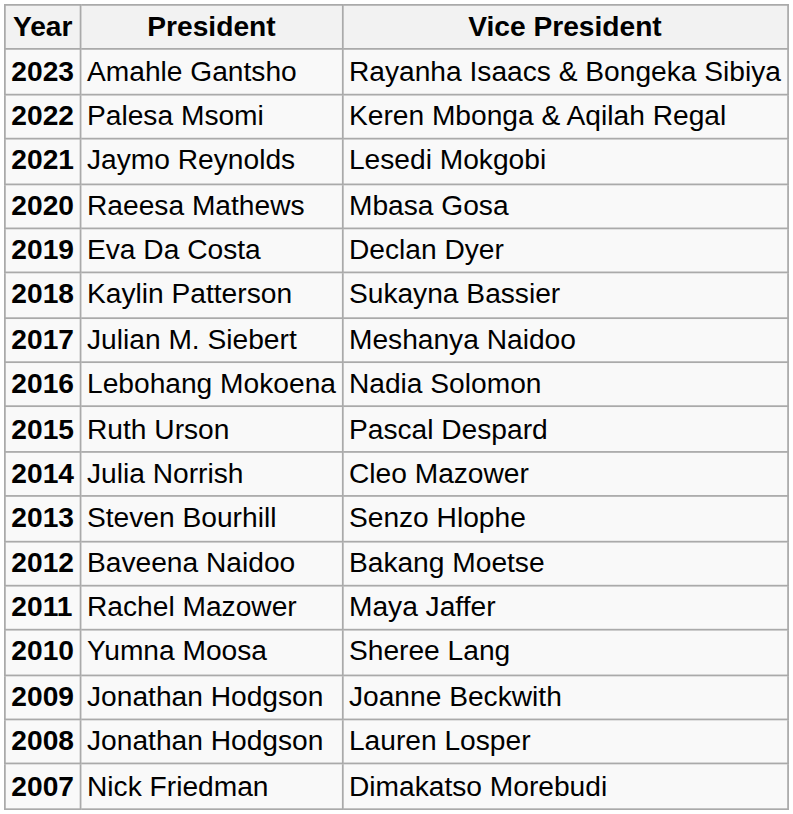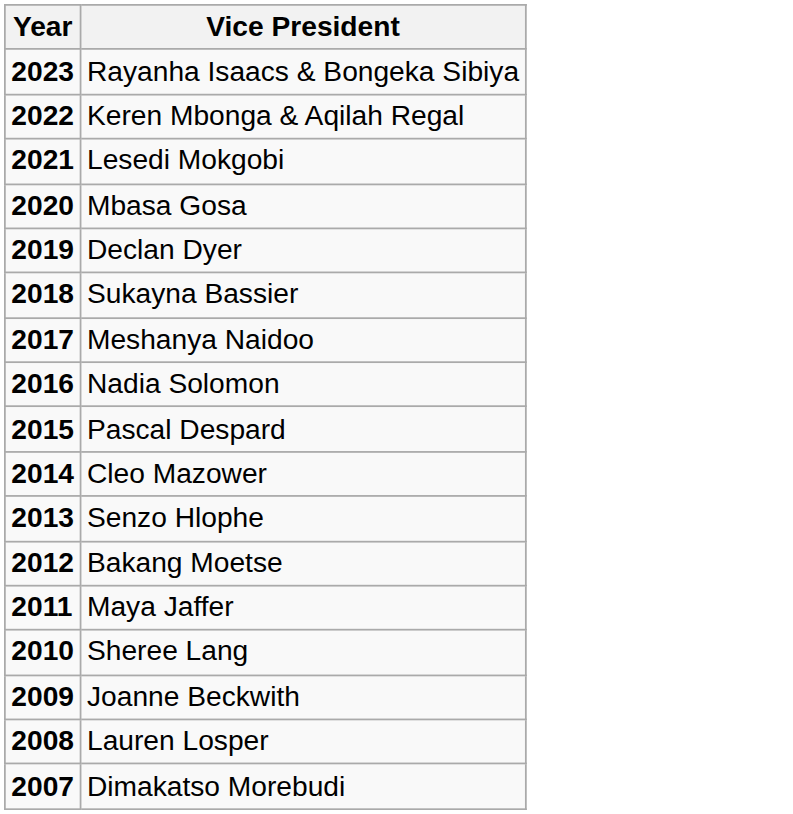- column: (211, 26)
